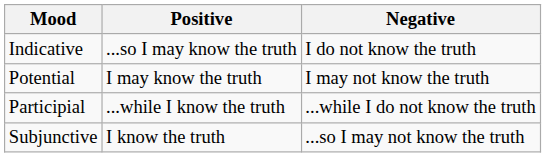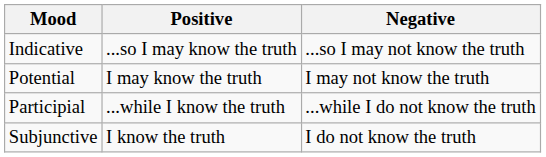(391, 48) I do not know the truth -> (415, 48) ...so I may not know the truth
(415, 136) ...so I may not know the truth -> (391, 136) I do not know the truth
